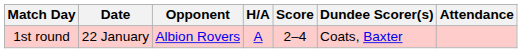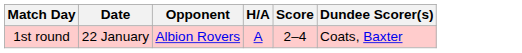- column: (477, 15)
